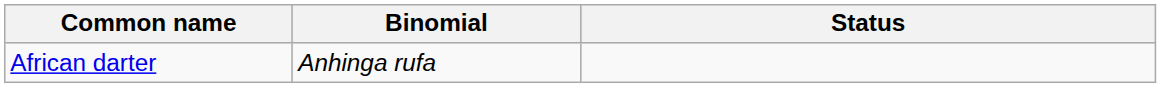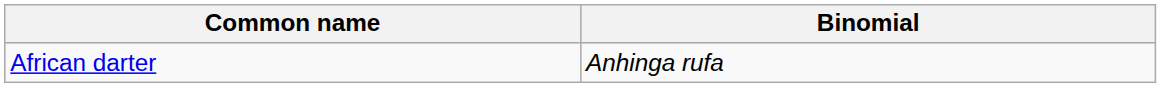- column: (868, 23)
